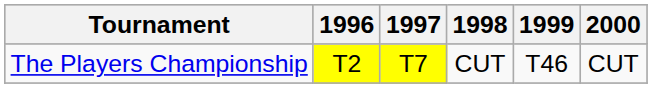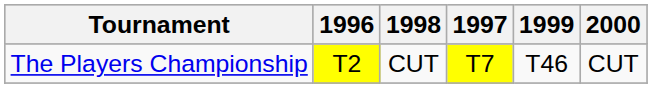columns swapped: (413, 25) <-> (480, 25)
